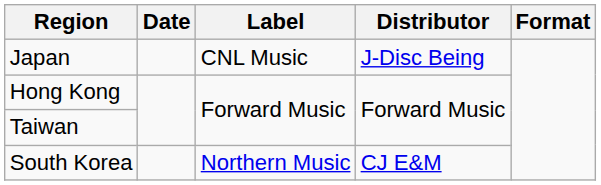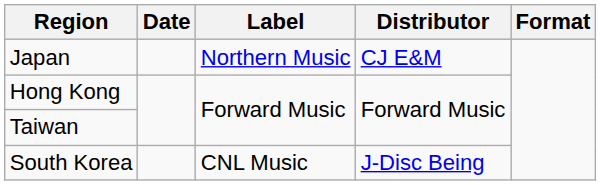(254, 57) CNL Music -> (276, 57) Northern Music
(423, 57) J-Disc Being -> (401, 57) CJ E&M
(276, 162) Northern Music -> (254, 162) CNL Music
(401, 162) CJ E&M -> (423, 162) J-Disc Being
